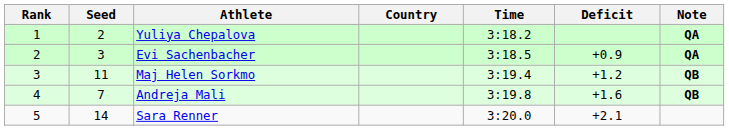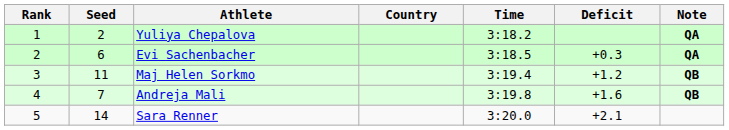(101, 55) 3 -> (101, 55) 6
(607, 55) +0.9 -> (607, 55) +0.3
